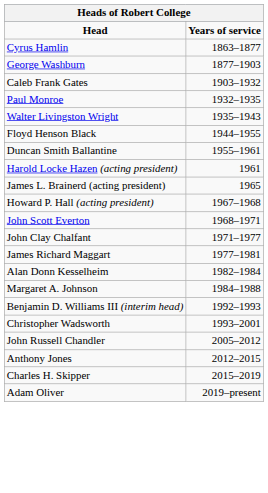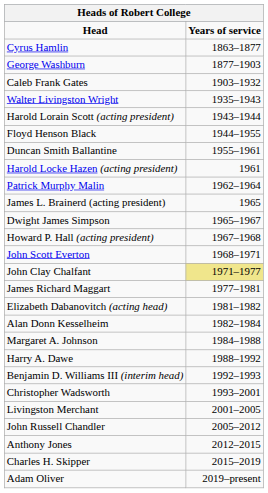- row: (35, 99)
+ row: (90, 116)
+ row: (55, 185)
+ row: (58, 220)
(236, 237) no background -> (236, 271) khaki background
+ row: (87, 306)
+ row: (40, 358)
+ row: (53, 409)
